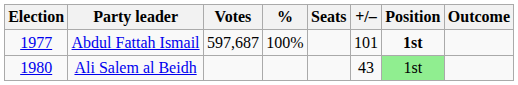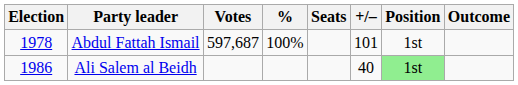(36, 42) 1977 -> (36, 42) 1978
(413, 42) bold -> (413, 42) normal
(36, 67) 1980 -> (36, 67) 1986
(366, 67) 43 -> (366, 67) 40
